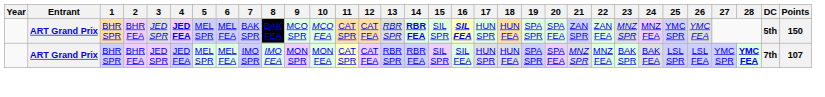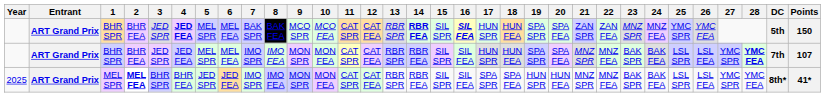+ row: (17, 79)
